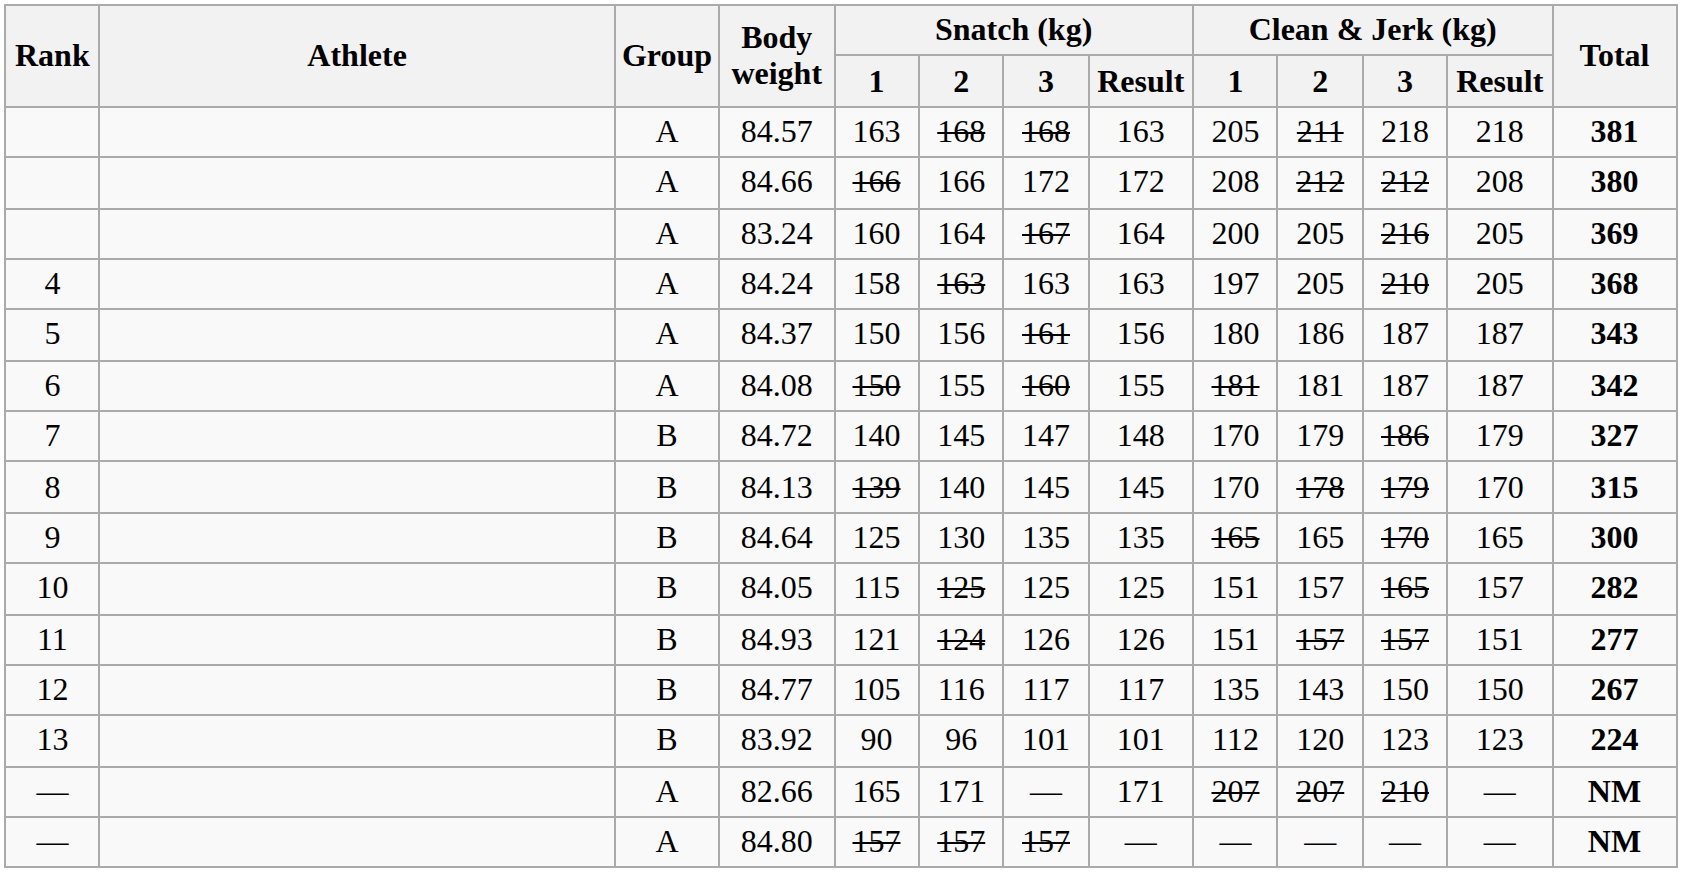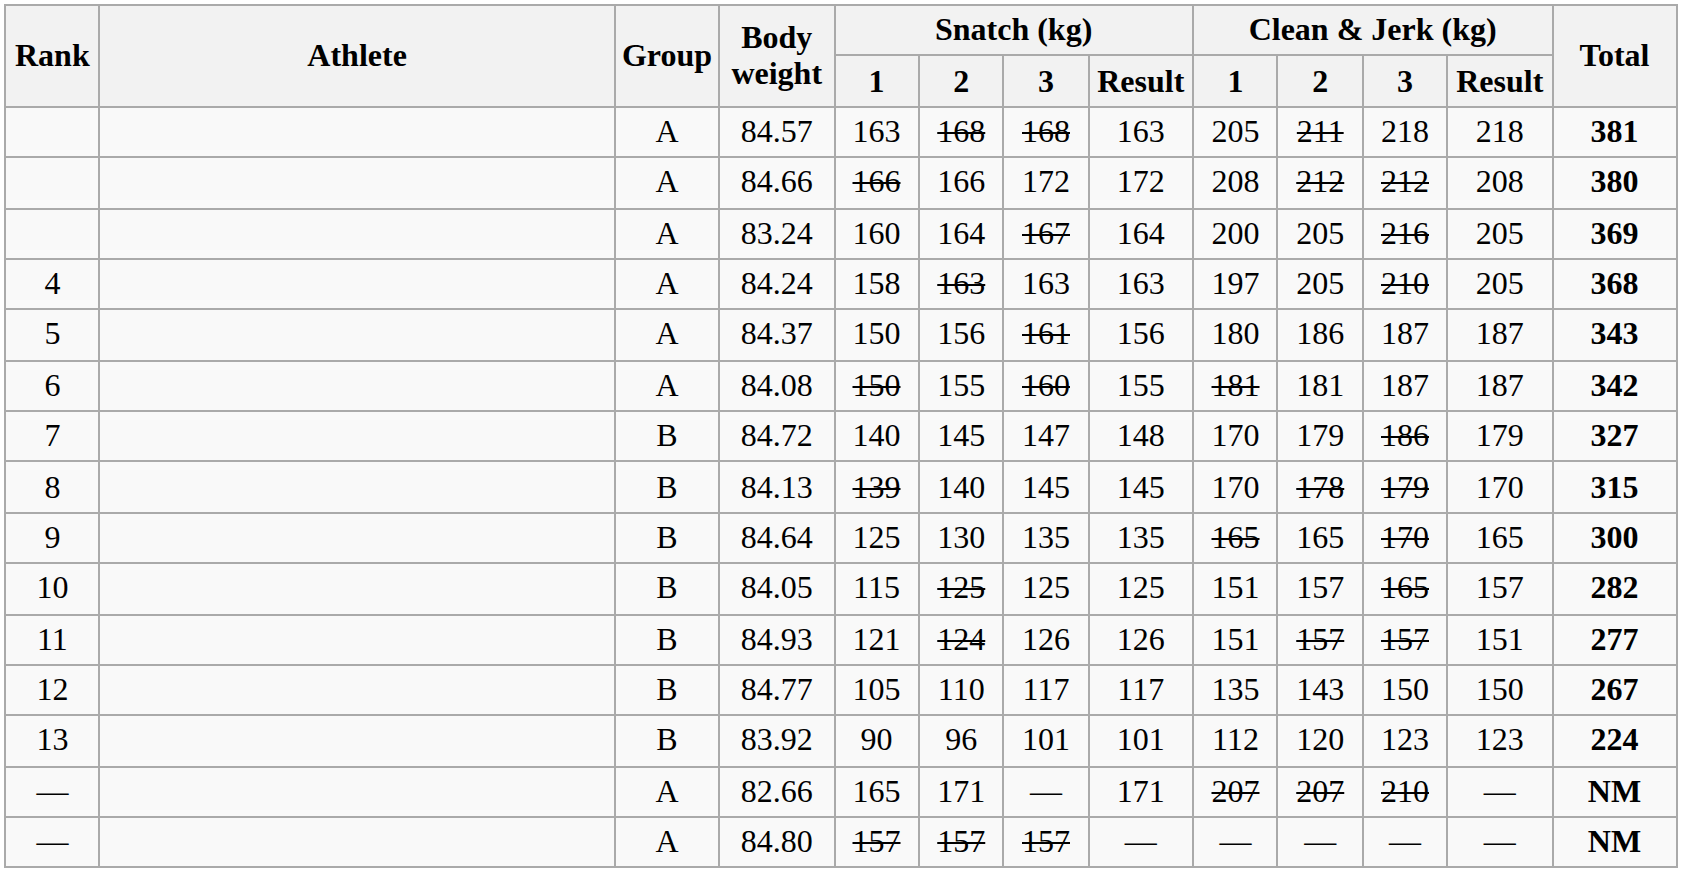(961, 689) 116 -> (961, 689) 110
